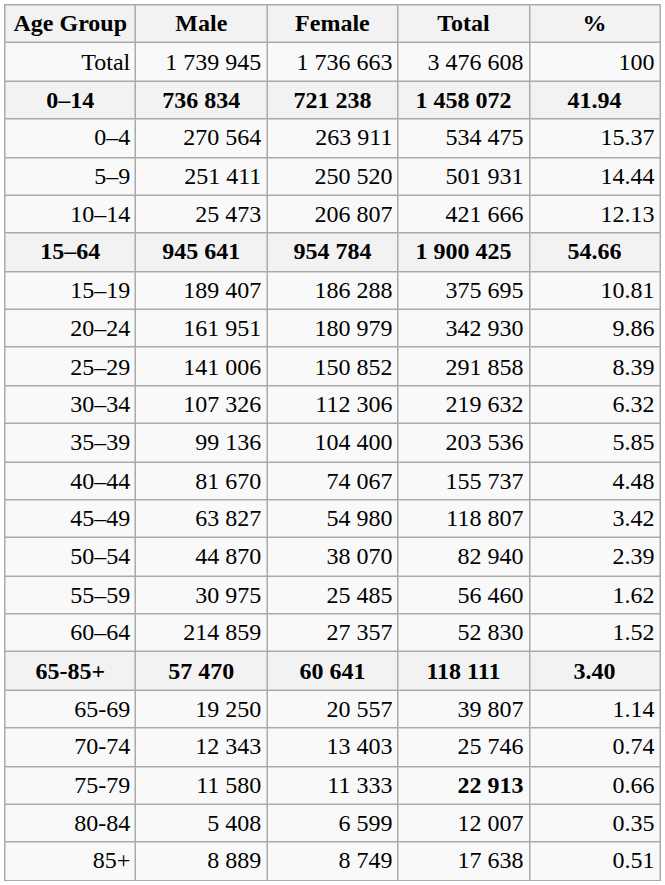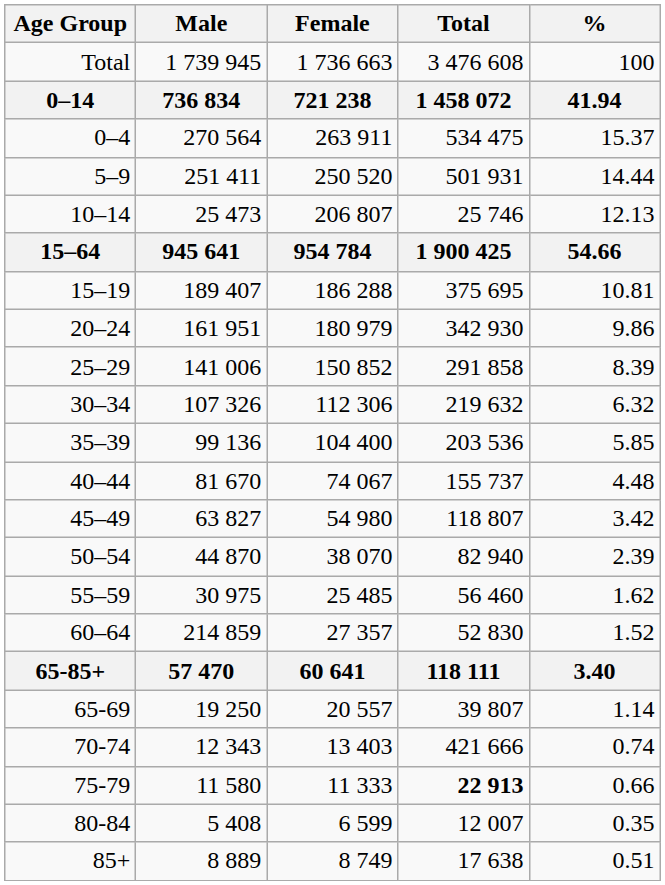(484, 213) 421 666 -> (490, 213) 25 746
(490, 746) 25 746 -> (484, 746) 421 666
